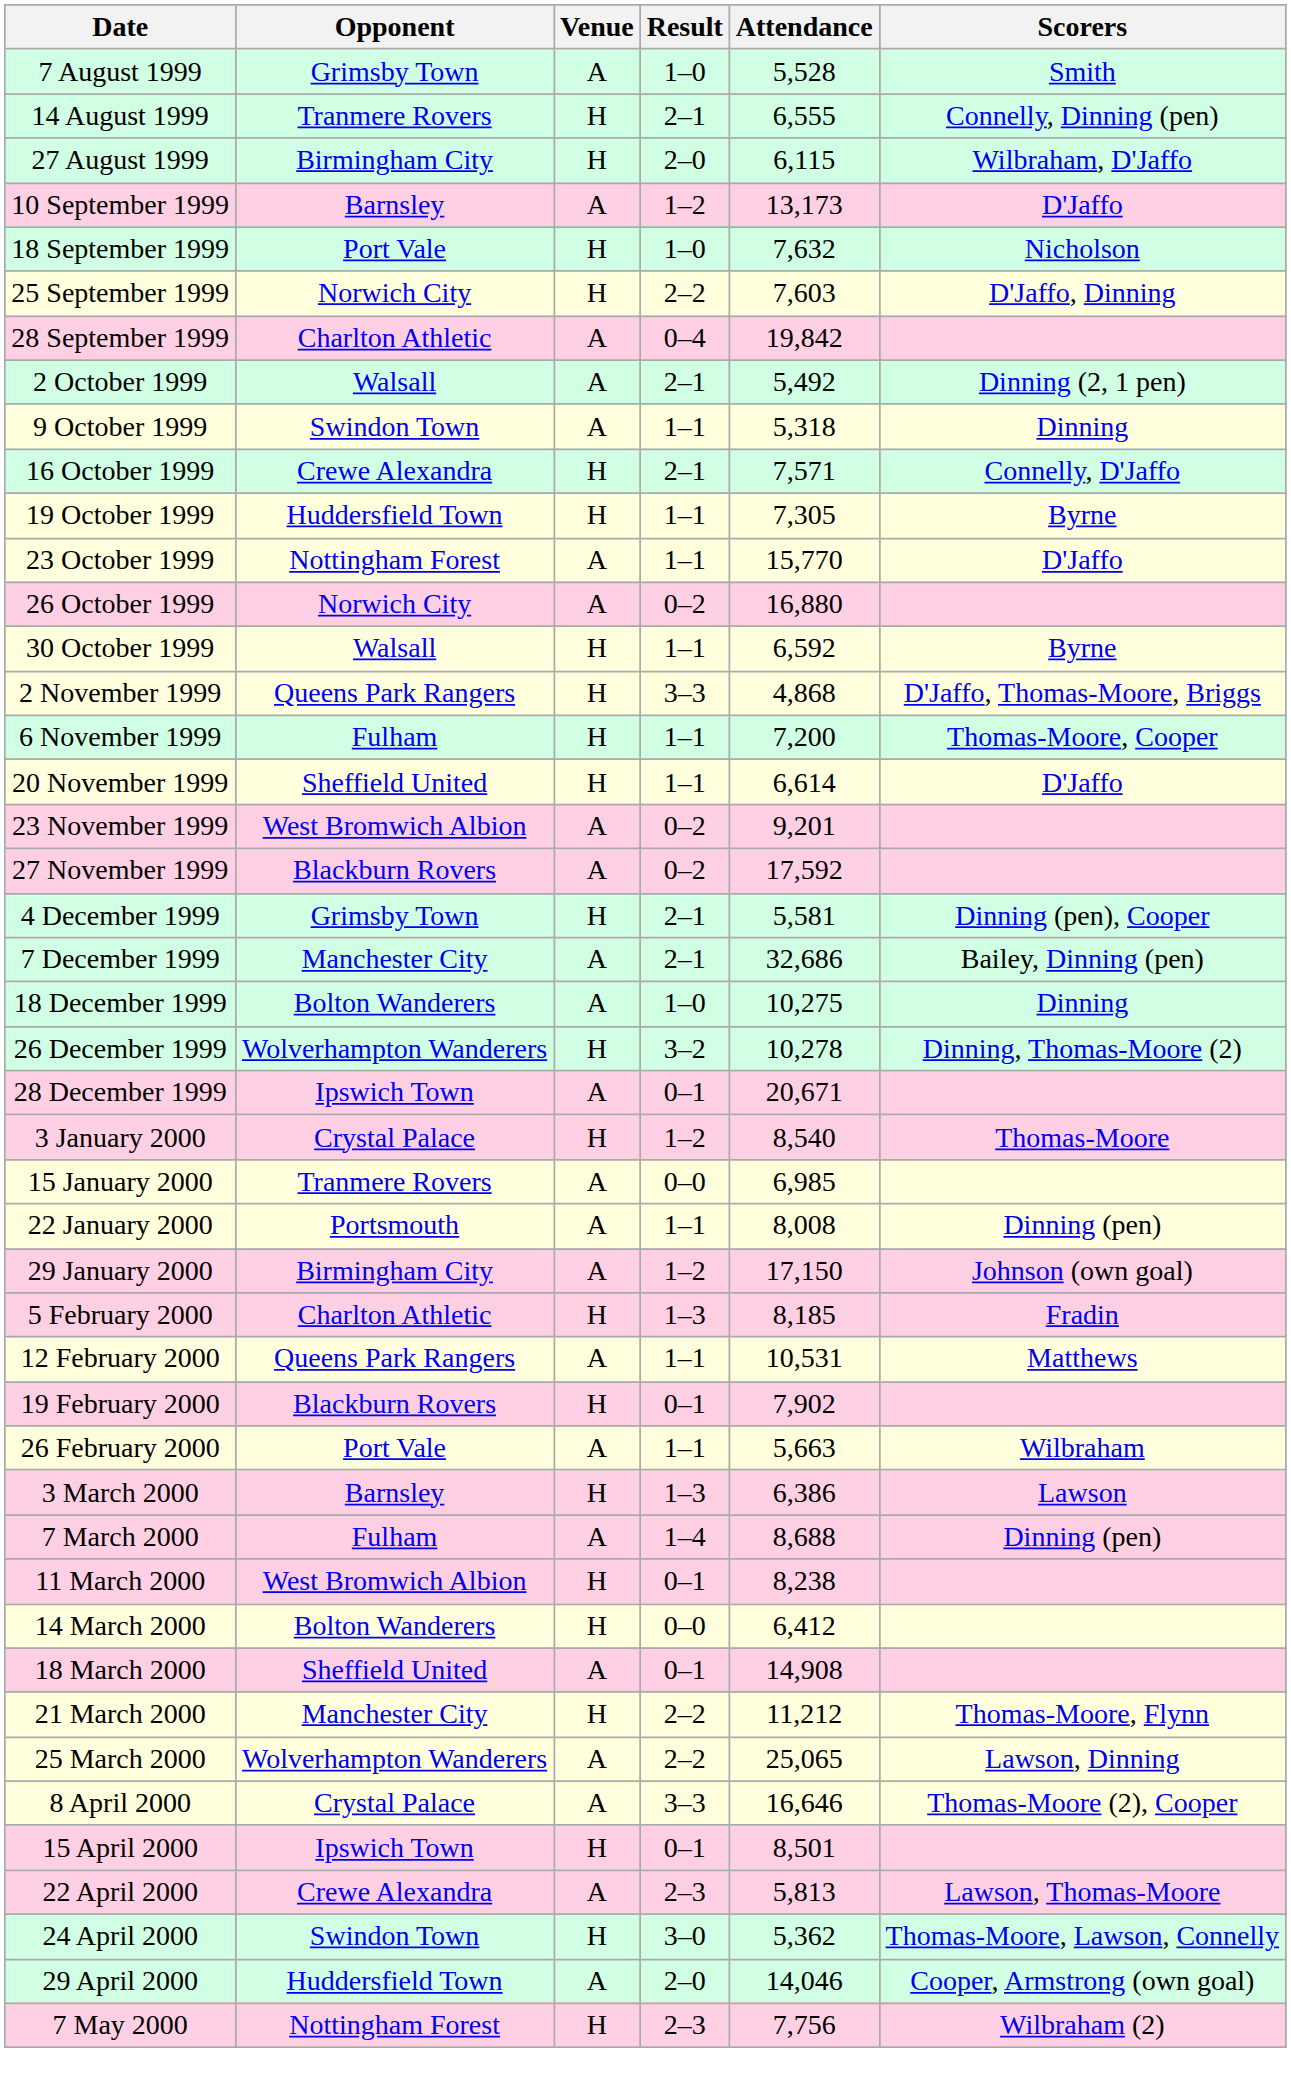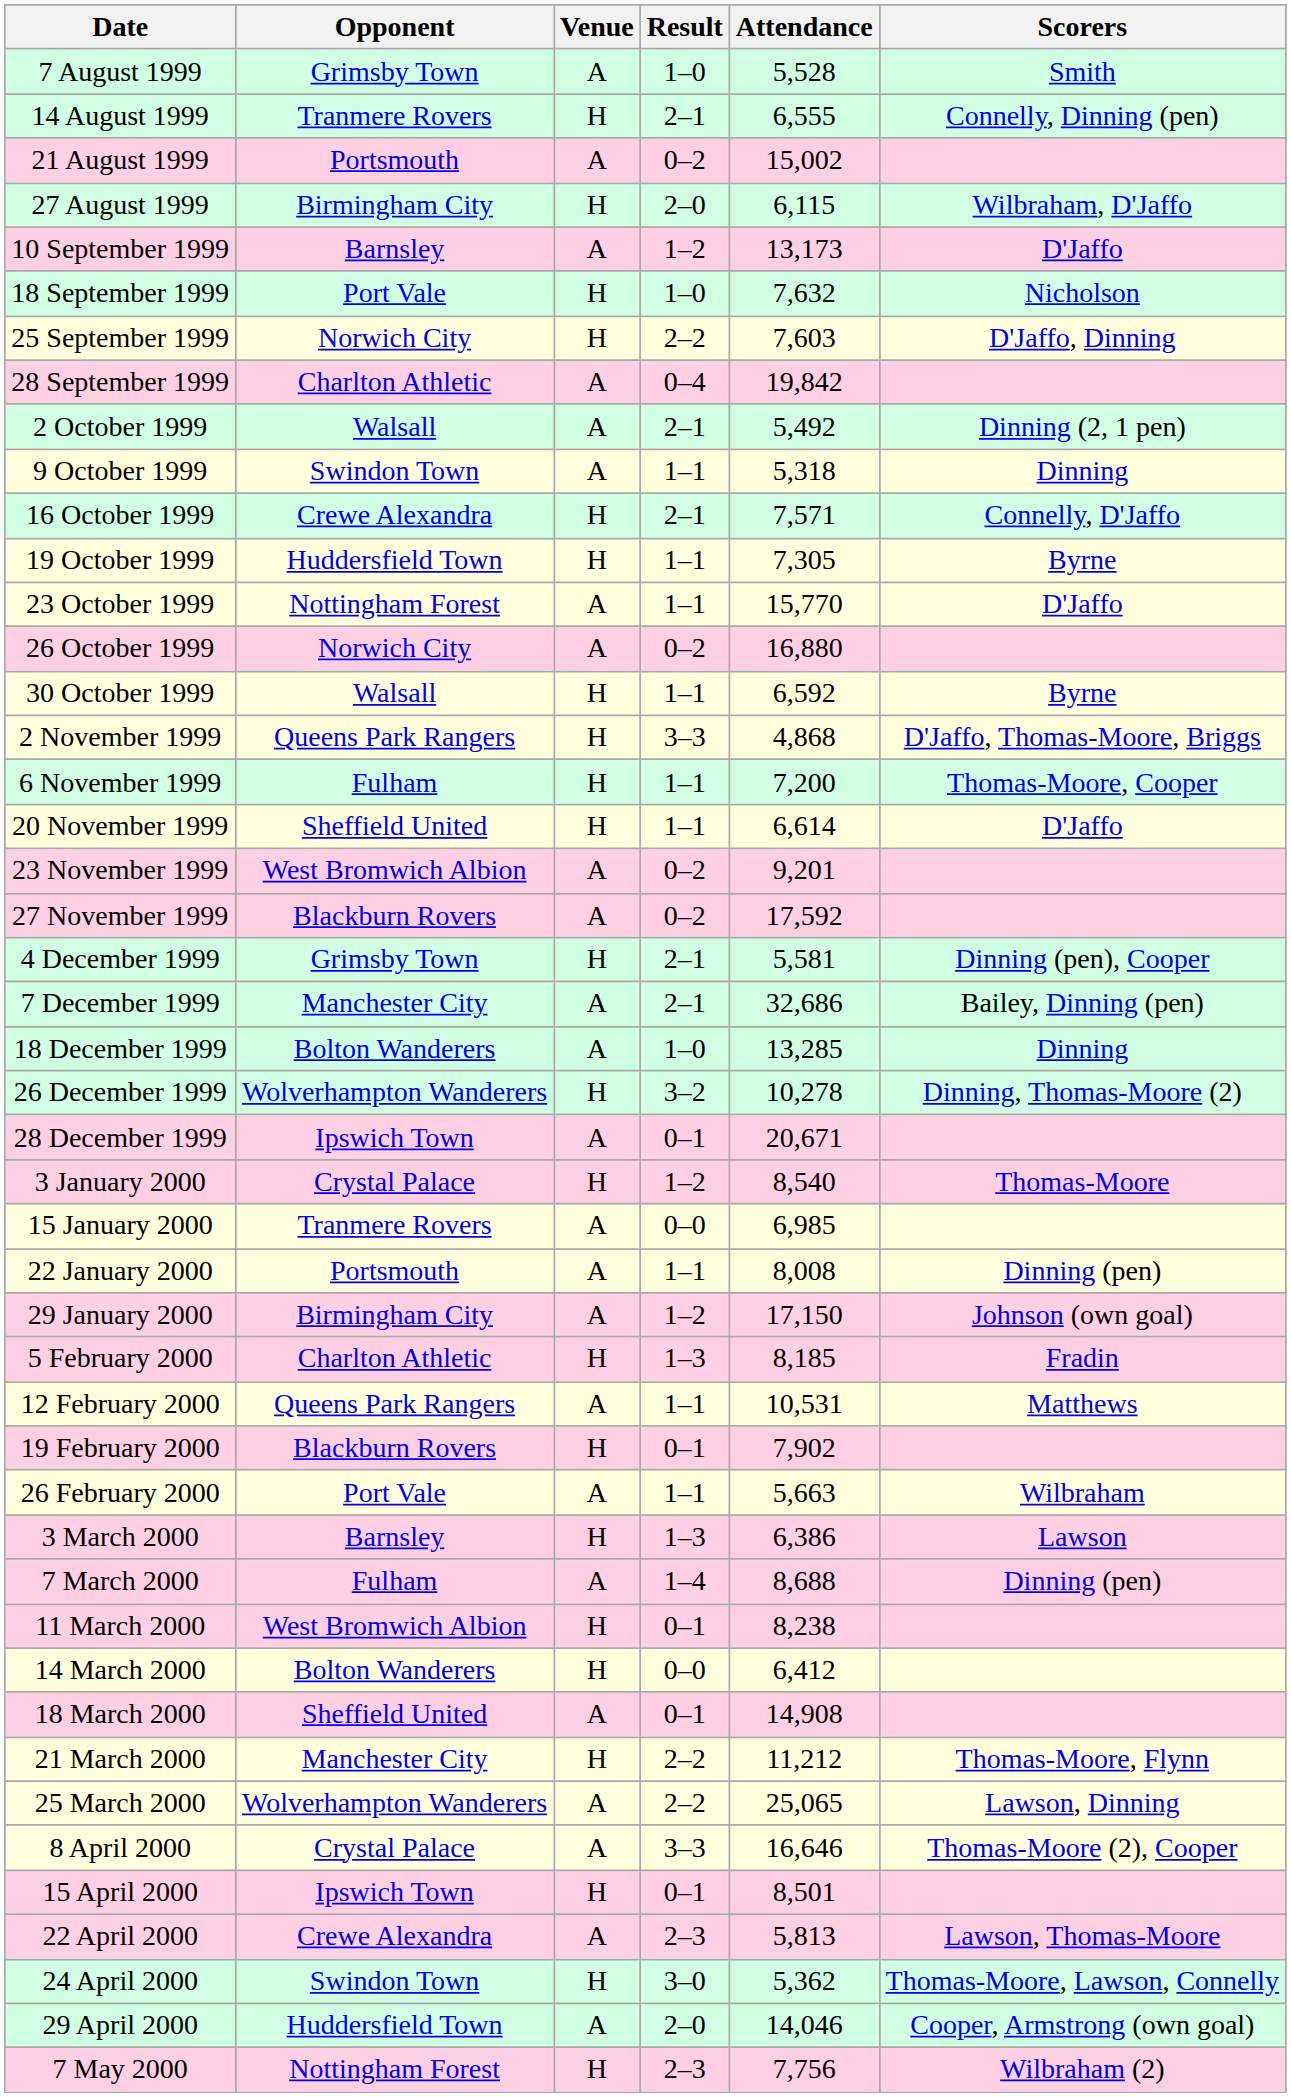+ row: (120, 159)
(804, 1003) 10,275 -> (804, 1048) 13,285
